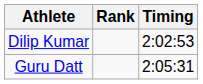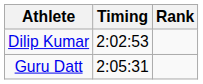columns swapped: (168, 16) <-> (116, 16)
